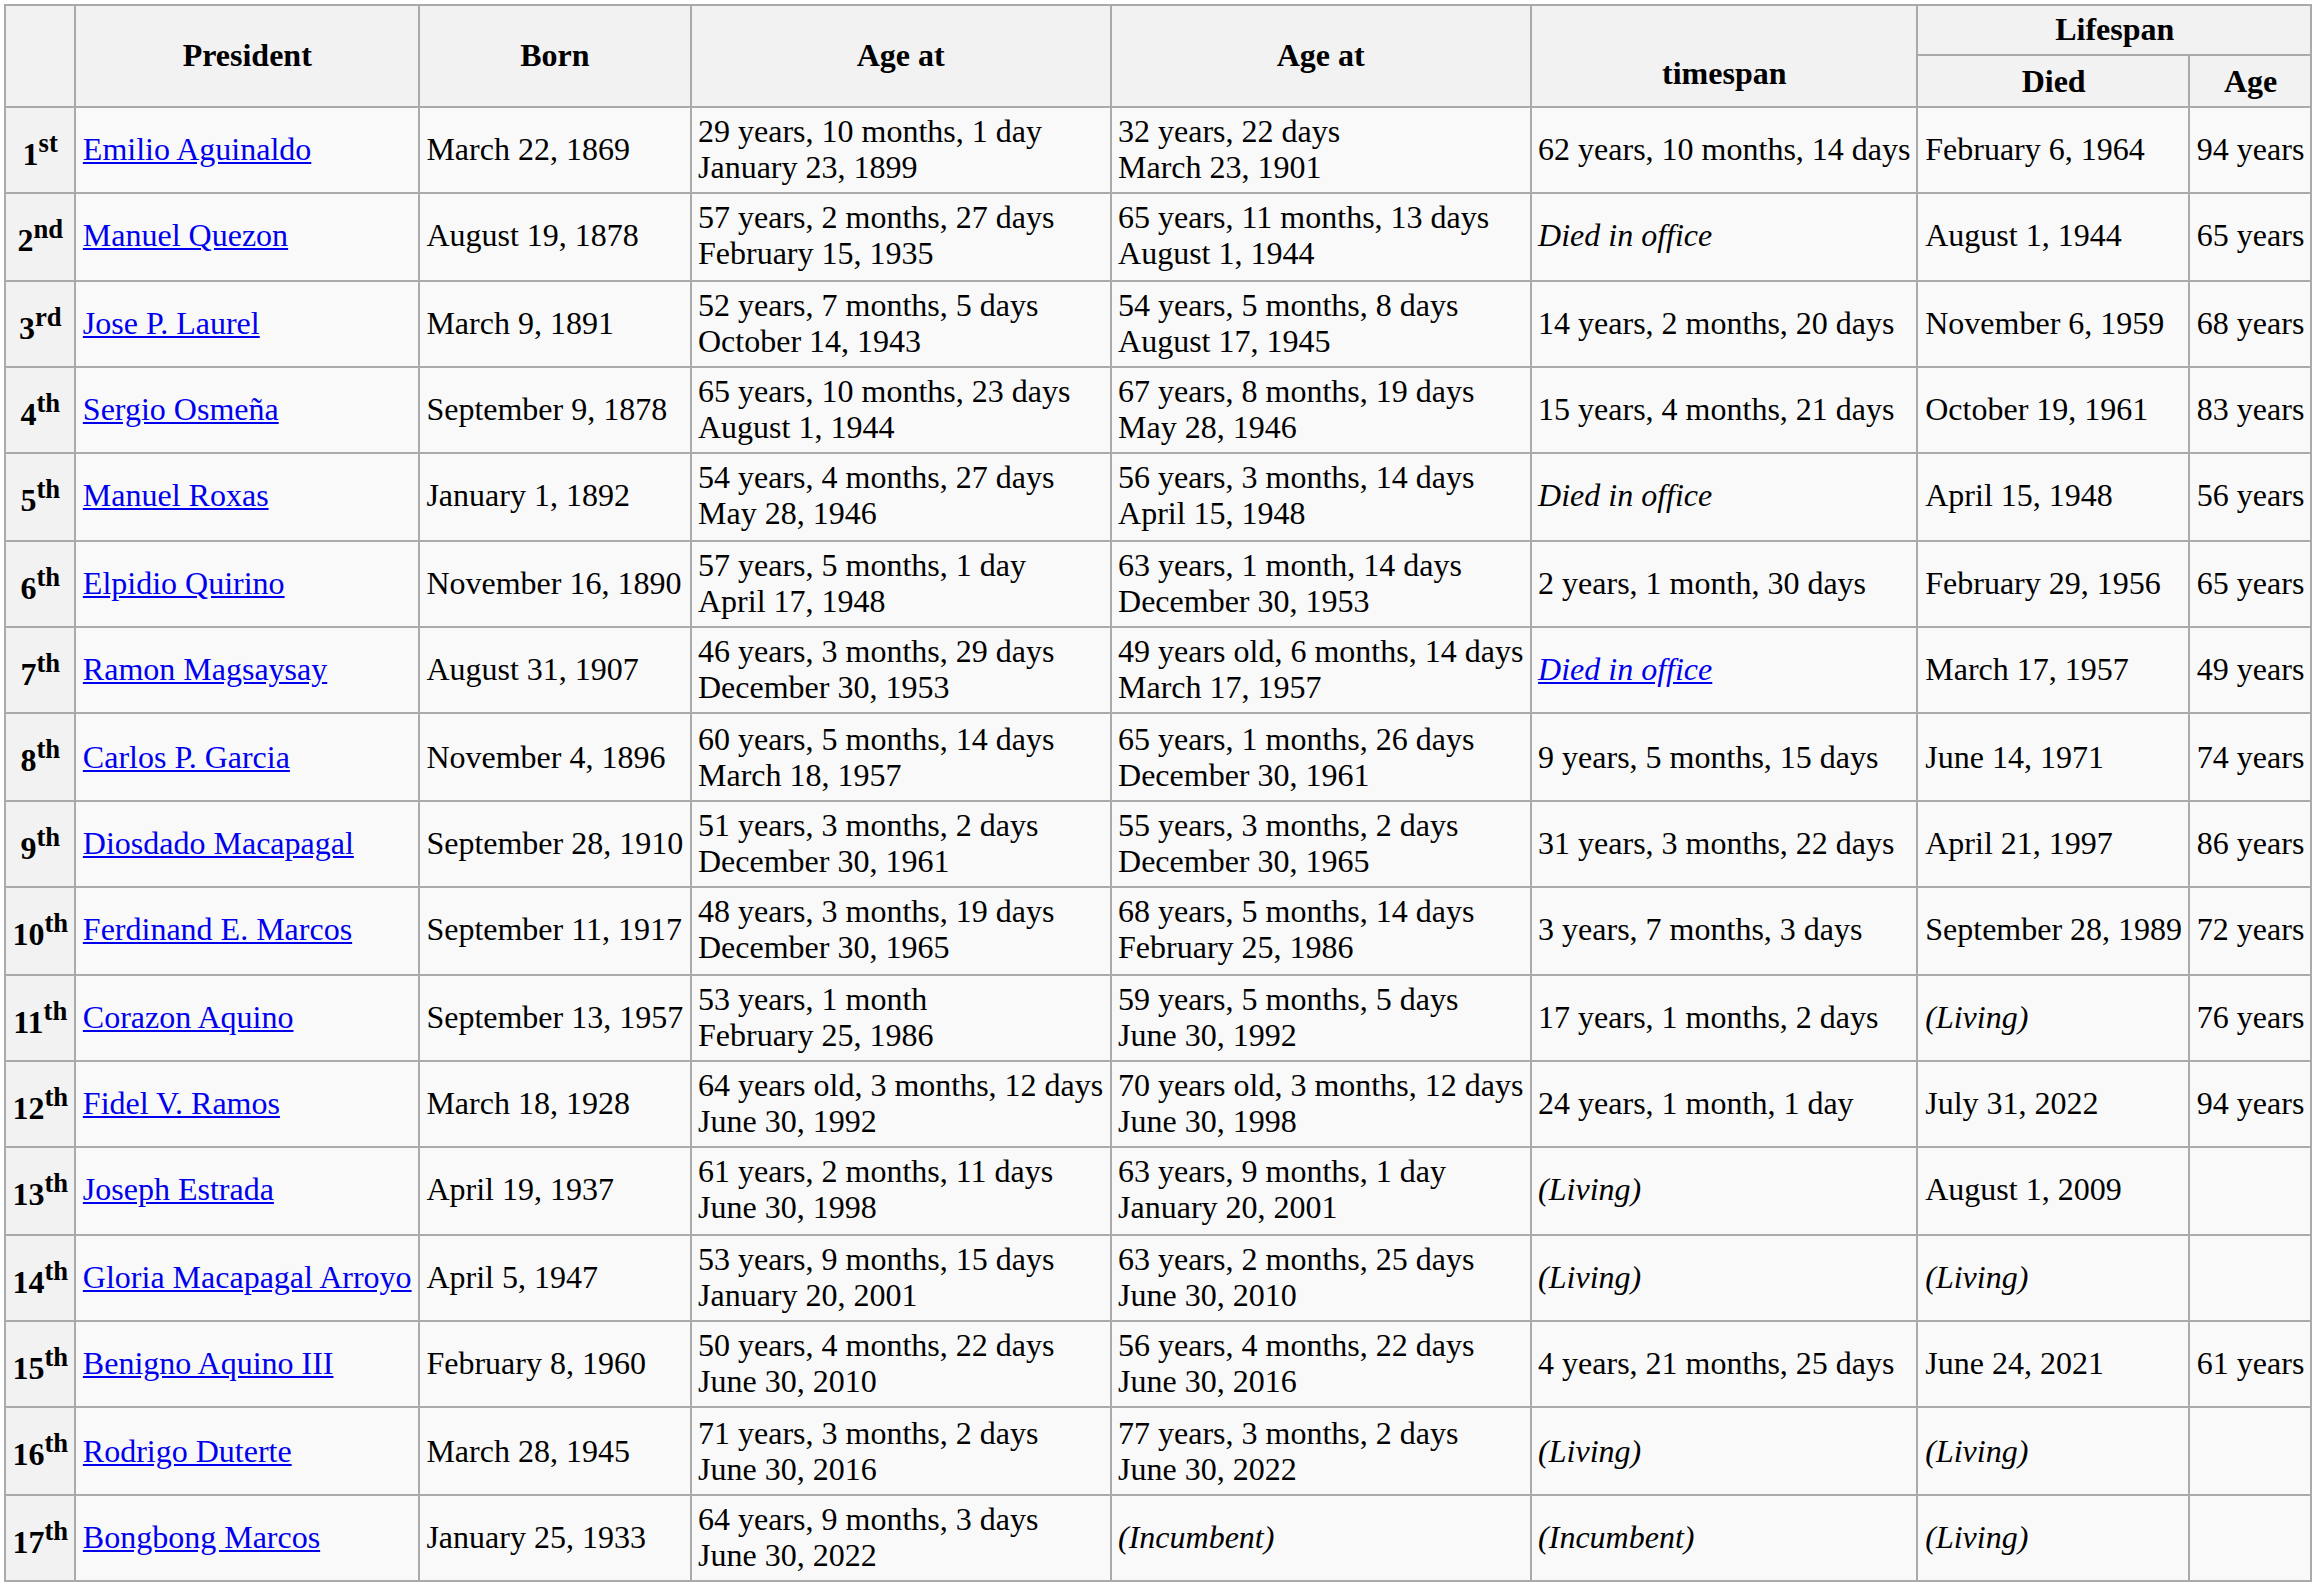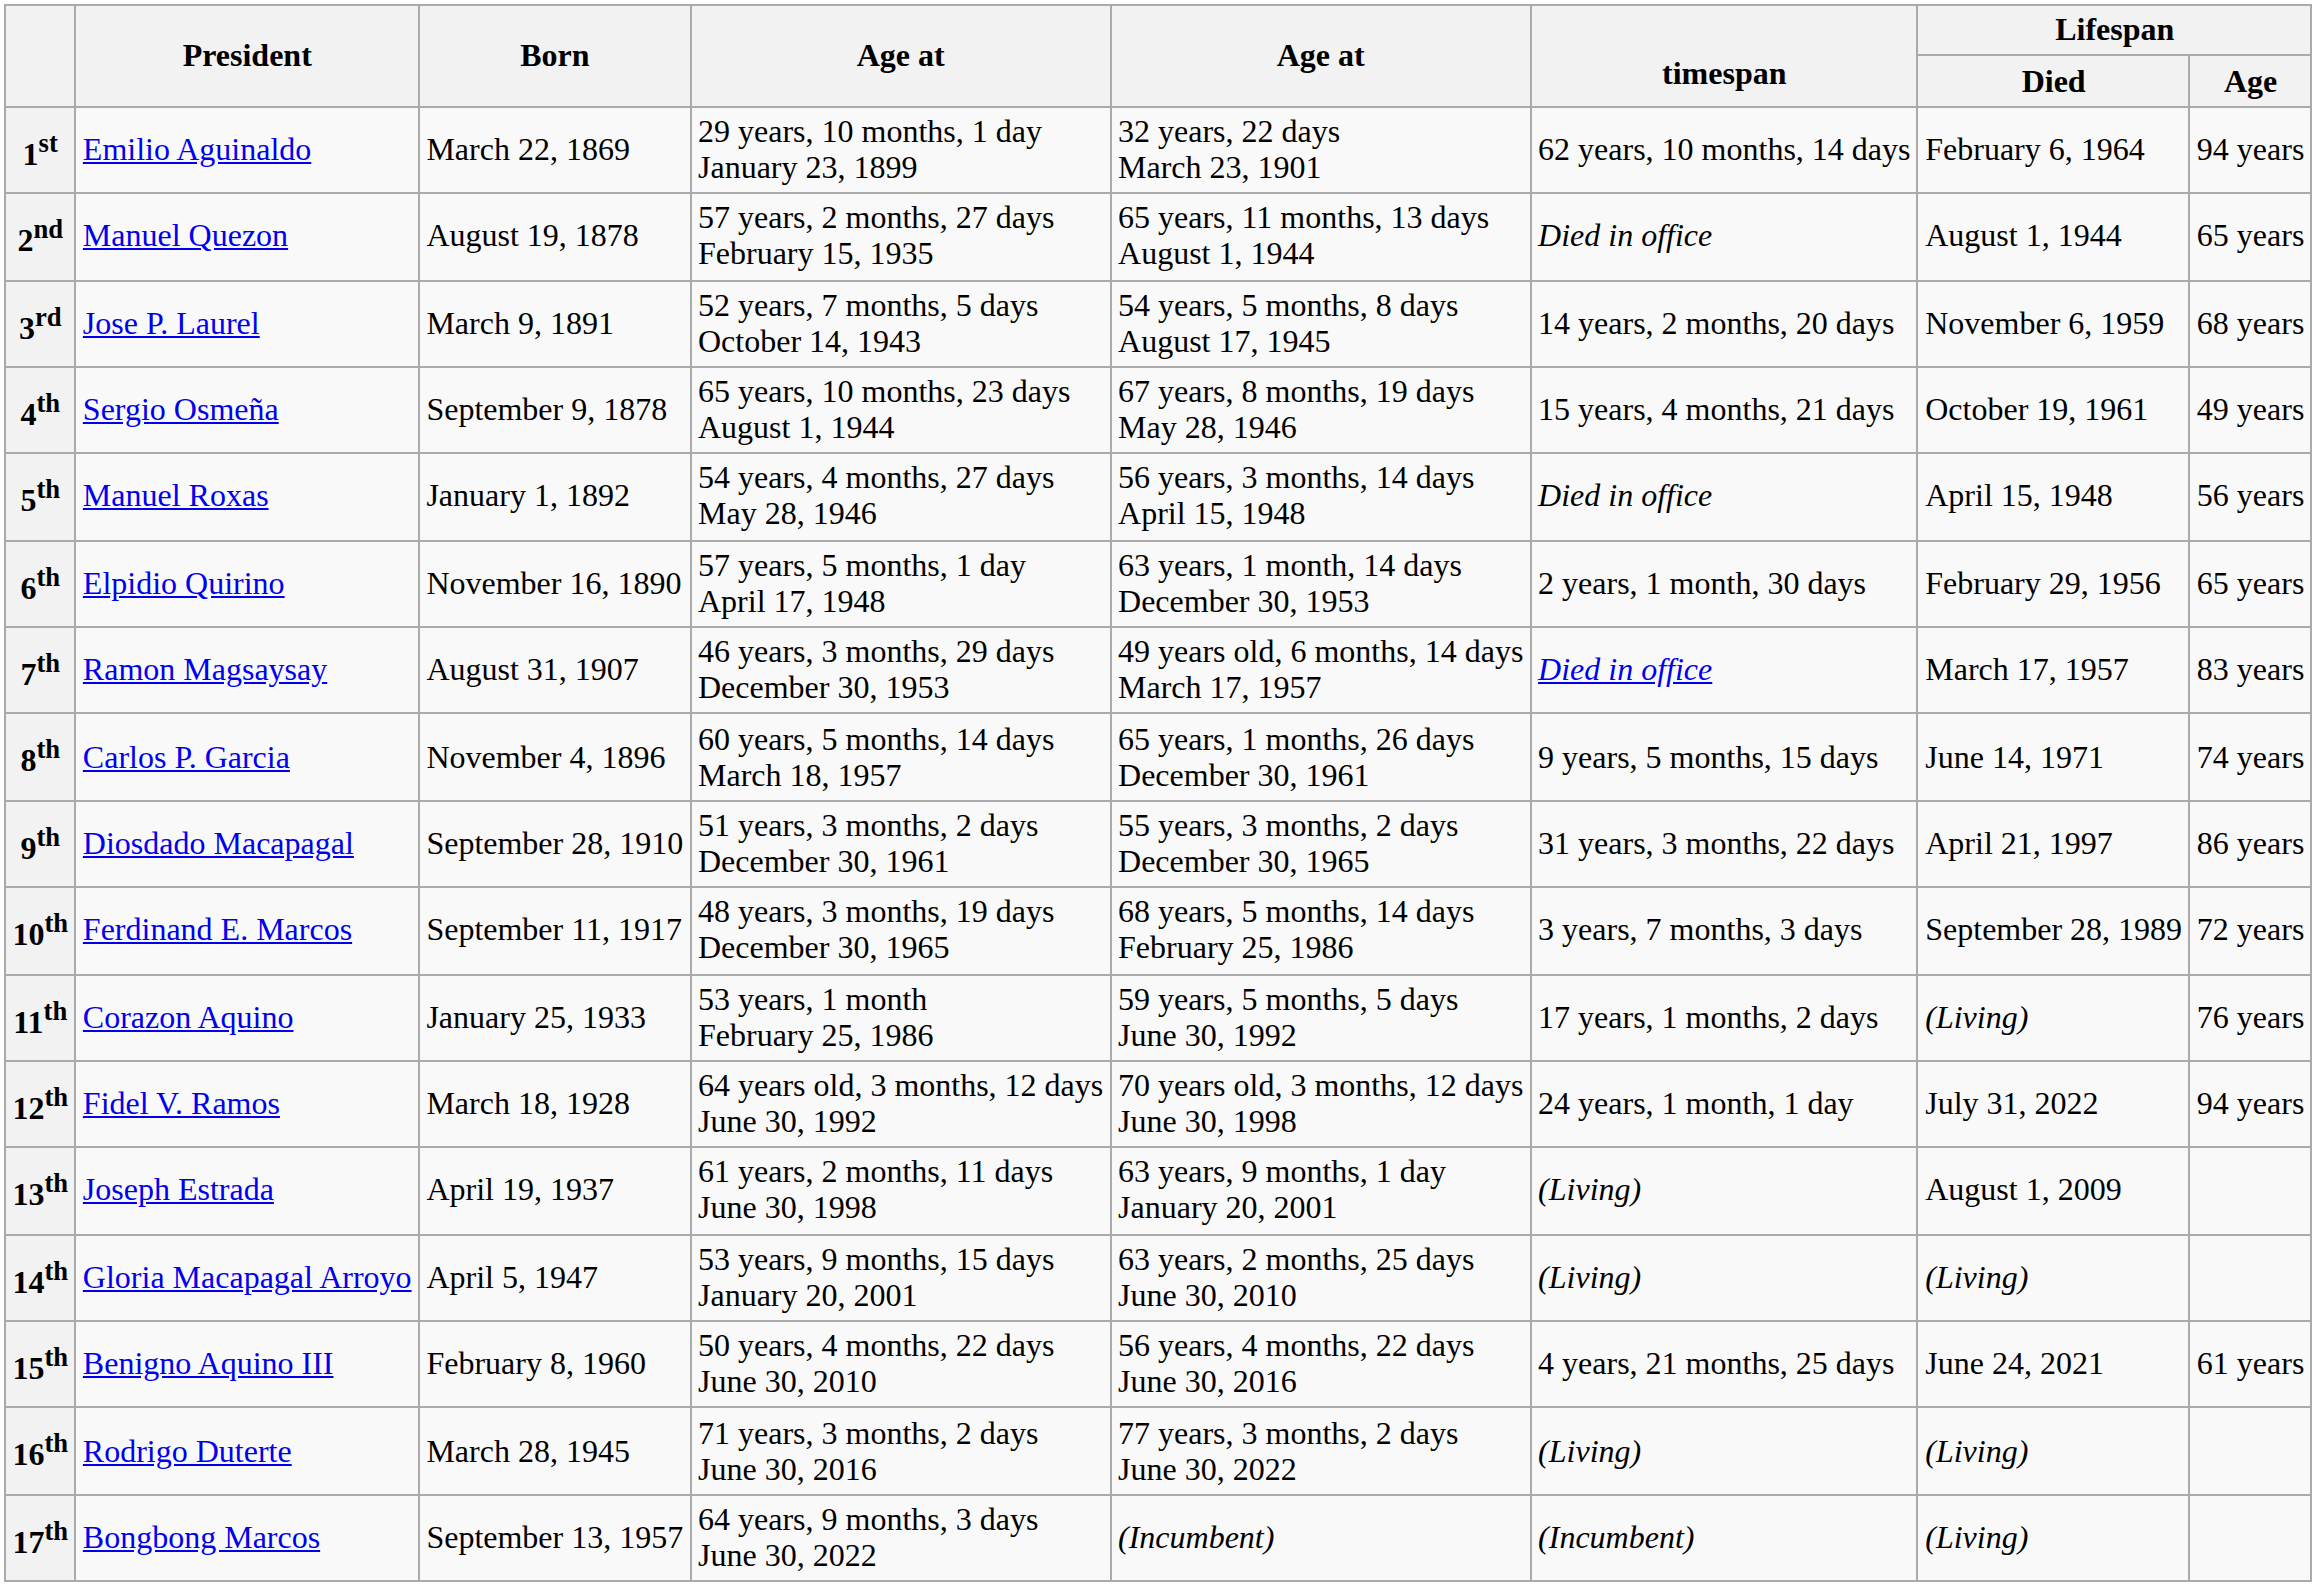(2251, 409) 83 years -> (2251, 409) 49 years
(2251, 669) 49 years -> (2251, 669) 83 years
(555, 1016) September 13, 1957 -> (536, 1016) January 25, 1933
(536, 1537) January 25, 1933 -> (555, 1537) September 13, 1957
